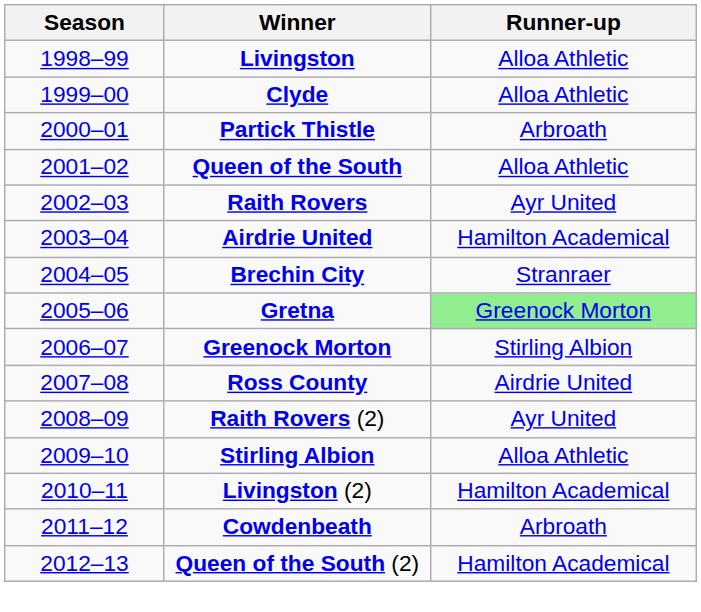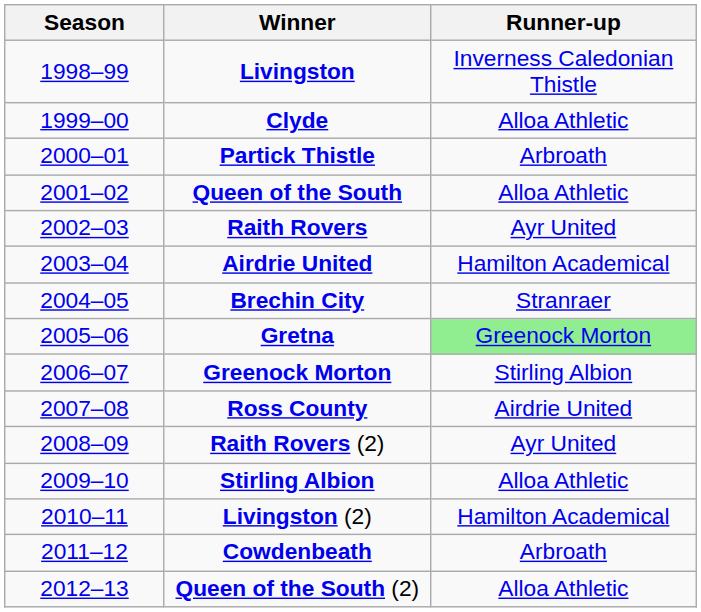(563, 58) Alloa Athletic -> (563, 71) Inverness Caledonian Thistle
(563, 563) Hamilton Academical -> (563, 588) Alloa Athletic
